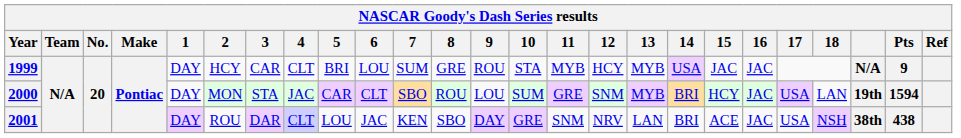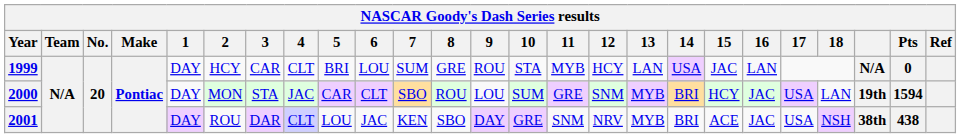(648, 68) MYB -> (648, 68) LAN
(760, 68) JAC -> (762, 68) LAN
(904, 68) 9 -> (908, 68) 0
(648, 119) LAN -> (648, 119) MYB
